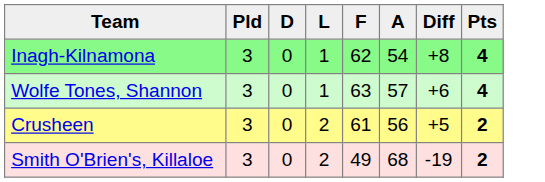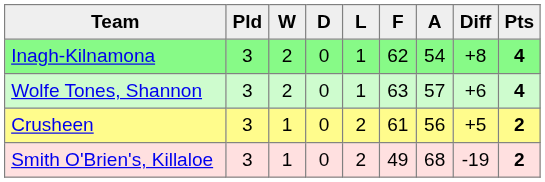+ column: (287, 21)
